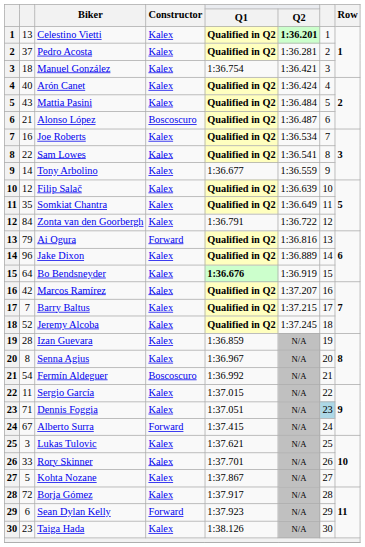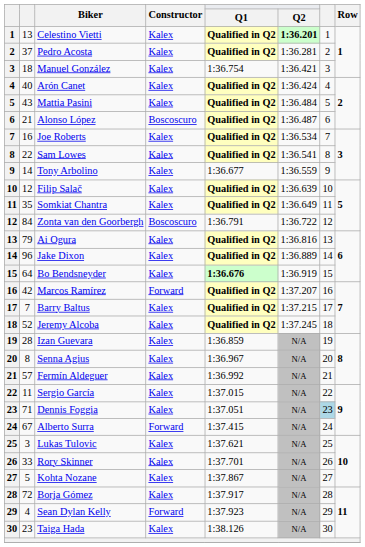(161, 222) Kalex -> (173, 222) Boscoscuro
(166, 239) Forward -> (161, 239) Kalex
(161, 290) Kalex -> (166, 290) Forward
(27, 375) 54 -> (27, 375) 57
(173, 375) Boscoscuro -> (161, 375) Kalex
(27, 512) 6 -> (27, 512) 4
